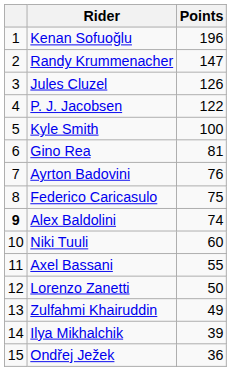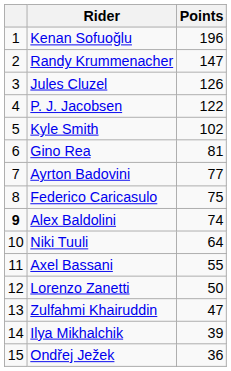(212, 129) 100 -> (212, 129) 102
(215, 174) 76 -> (215, 174) 77
(215, 242) 60 -> (215, 242) 64
(215, 310) 49 -> (215, 310) 47
